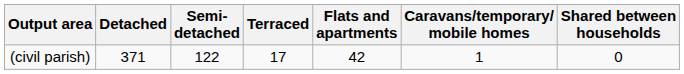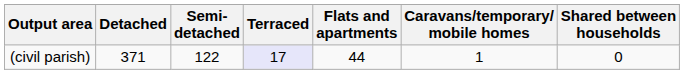(278, 57) no background -> (278, 57) lavender background
(357, 57) 42 -> (357, 57) 44
